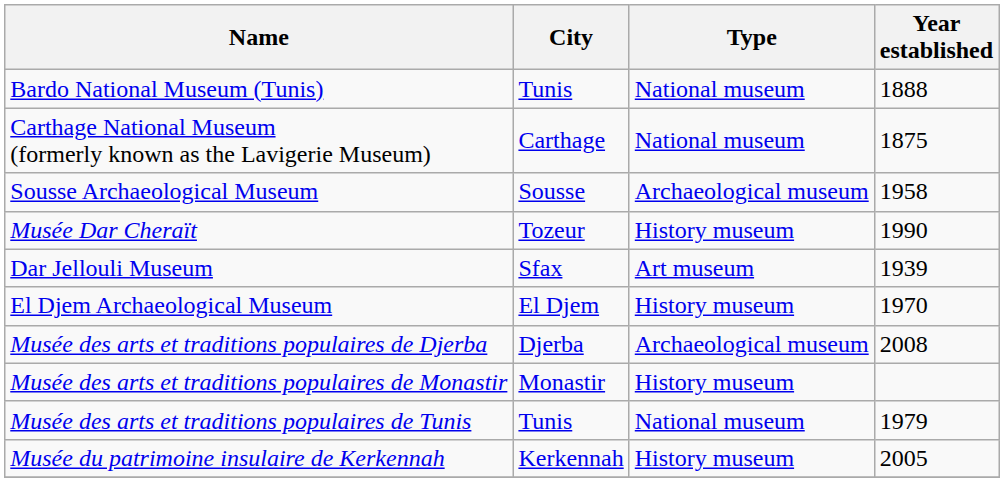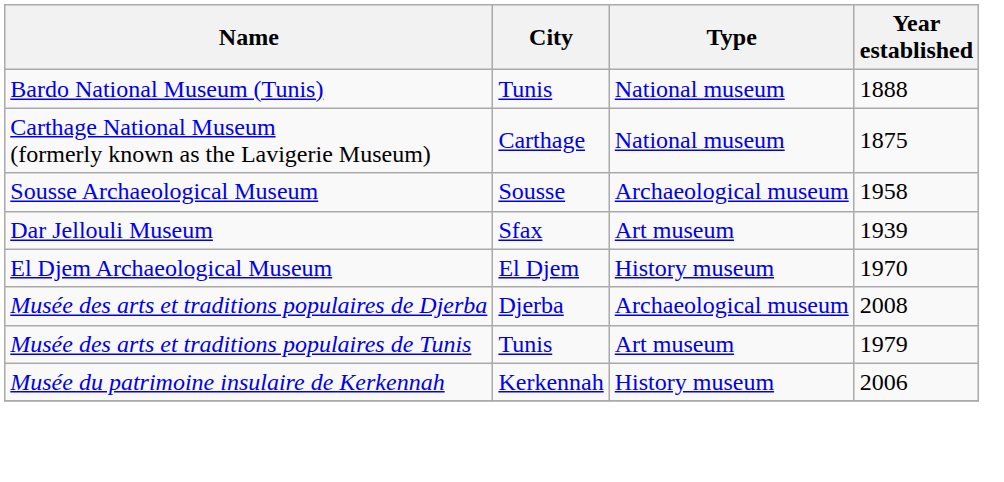- row: (104, 229)
- row: (259, 382)
(720, 420) National museum -> (674, 343) Art museum
(904, 458) 2005 -> (884, 382) 2006
